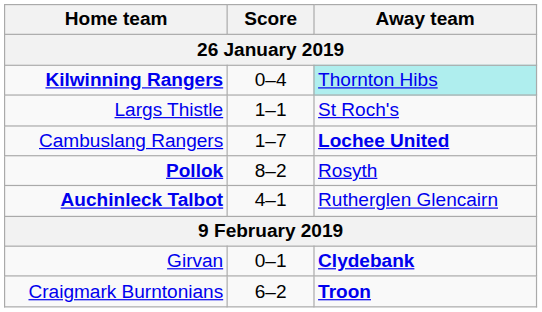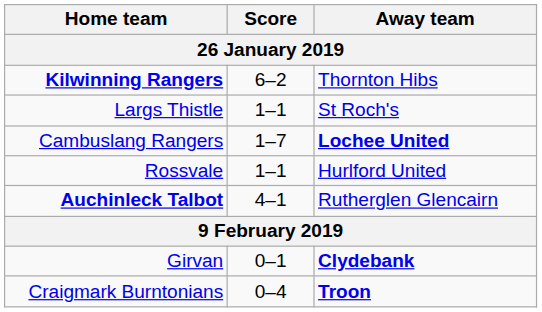(271, 79) 0–4 -> (271, 79) 6–2
(378, 79) paleturquoise background -> (378, 79) no background
+ row: (184, 170)
- row: (195, 170)
(271, 291) 6–2 -> (271, 291) 0–4
